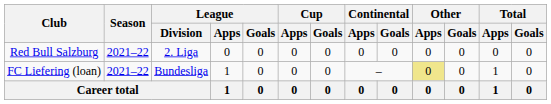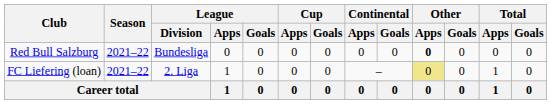(181, 52) 2. Liga -> (181, 52) Bundesliga
(428, 52) normal -> (428, 52) bold
(181, 71) Bundesliga -> (181, 71) 2. Liga
